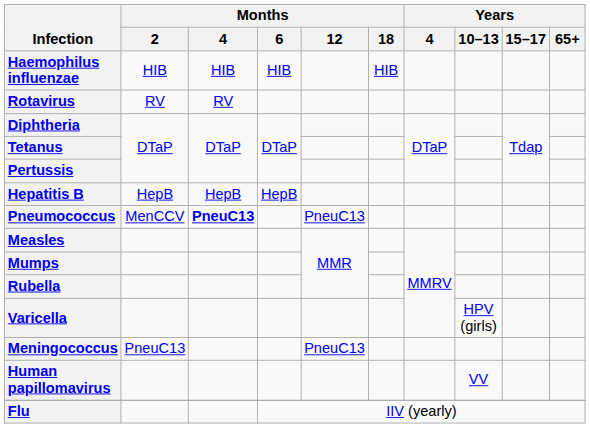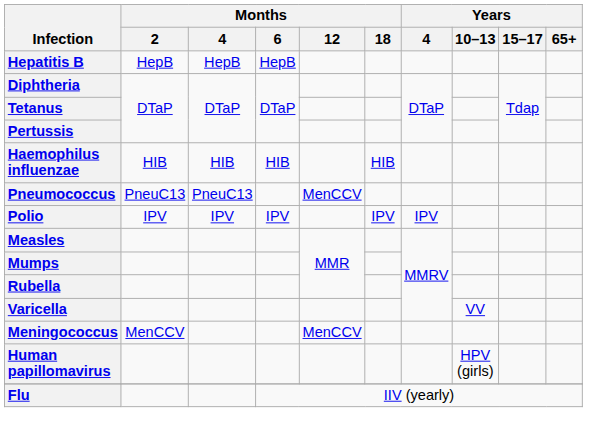rows swapped: (46, 194) <-> (54, 70)
- row: (41, 101)
(155, 217) MenCCV -> (155, 194) PneuC13
(223, 217) bold -> (222, 194) normal
(334, 217) PneuC13 -> (332, 194) MenCCV
+ row: (26, 217)
(479, 317) HPV (girls) -> (475, 309) VV
(155, 348) PneuC13 -> (155, 332) MenCCV
(334, 348) PneuC13 -> (332, 332) MenCCV
(479, 380) VV -> (475, 363) HPV (girls)
